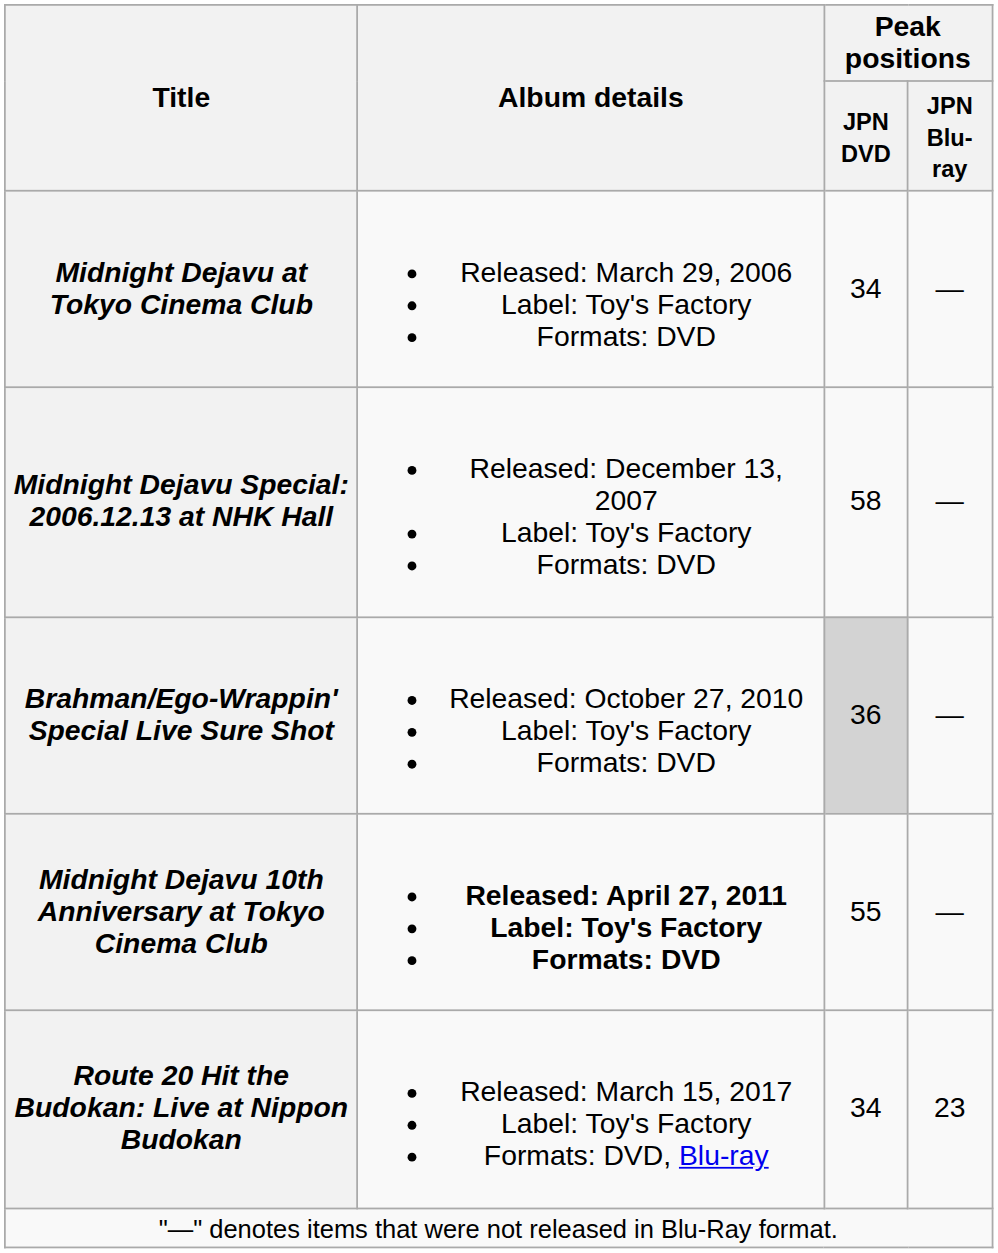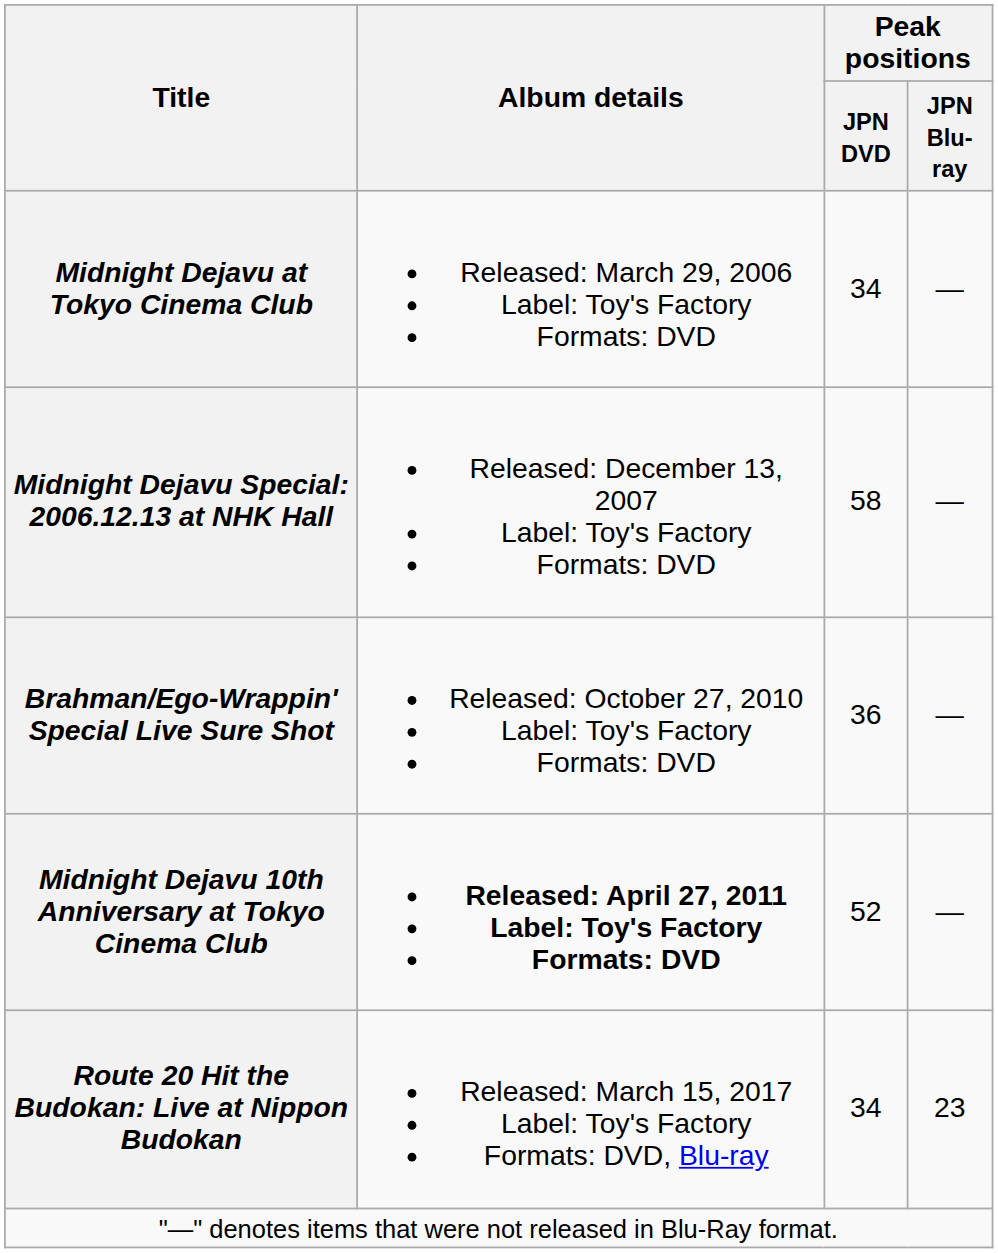(866, 714) lightgrey background -> (866, 714) no background
(866, 911) 55 -> (866, 911) 52
